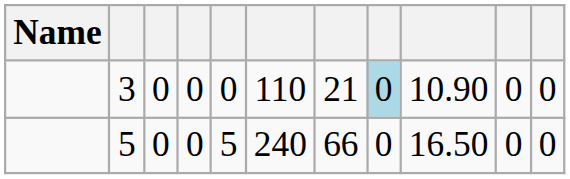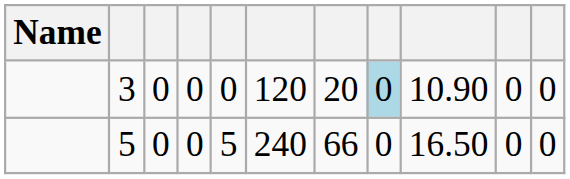(280, 88) 110 -> (280, 88) 120
(341, 88) 21 -> (341, 88) 20
